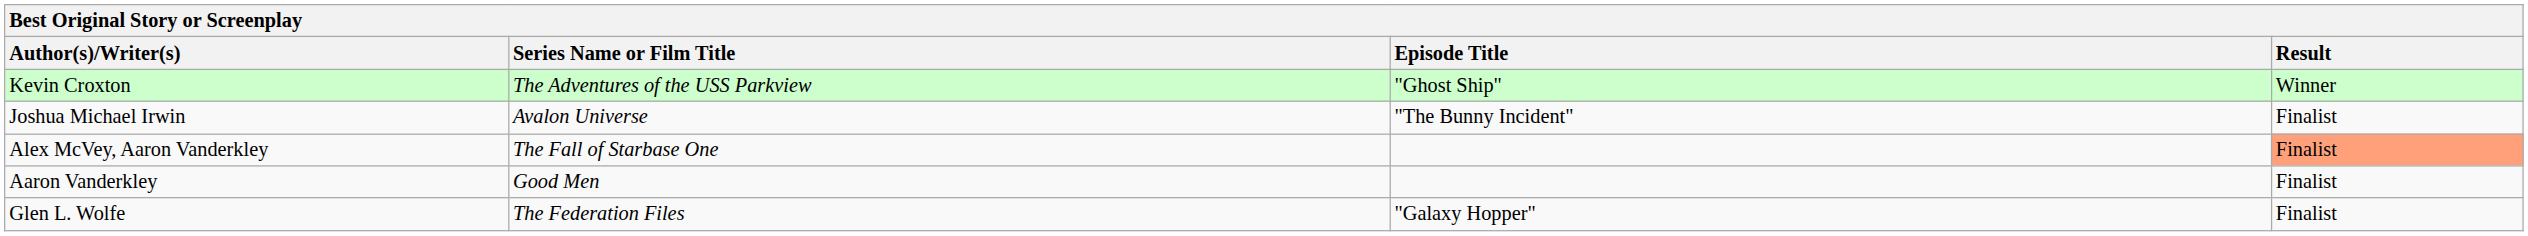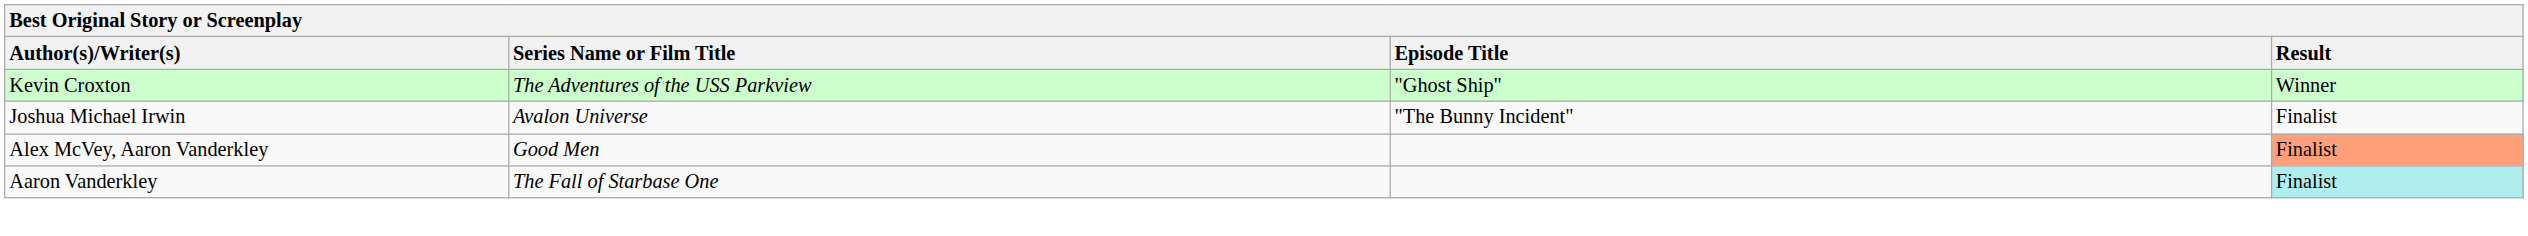(616, 149) The Fall of Starbase One -> (556, 149) Good Men
(556, 181) Good Men -> (616, 181) The Fall of Starbase One
(2306, 181) no background -> (2306, 181) paleturquoise background
- row: (67, 213)
